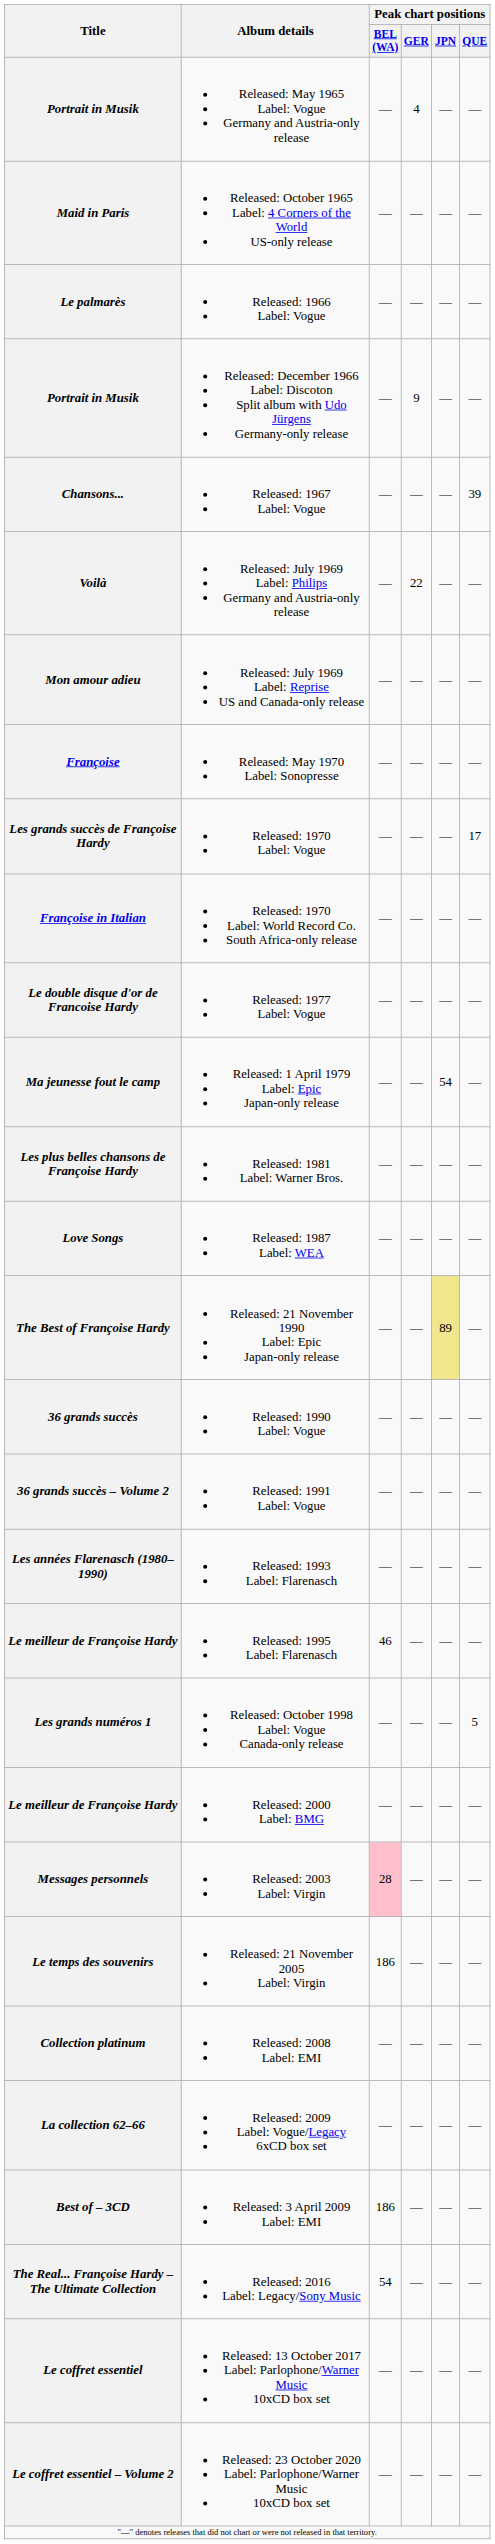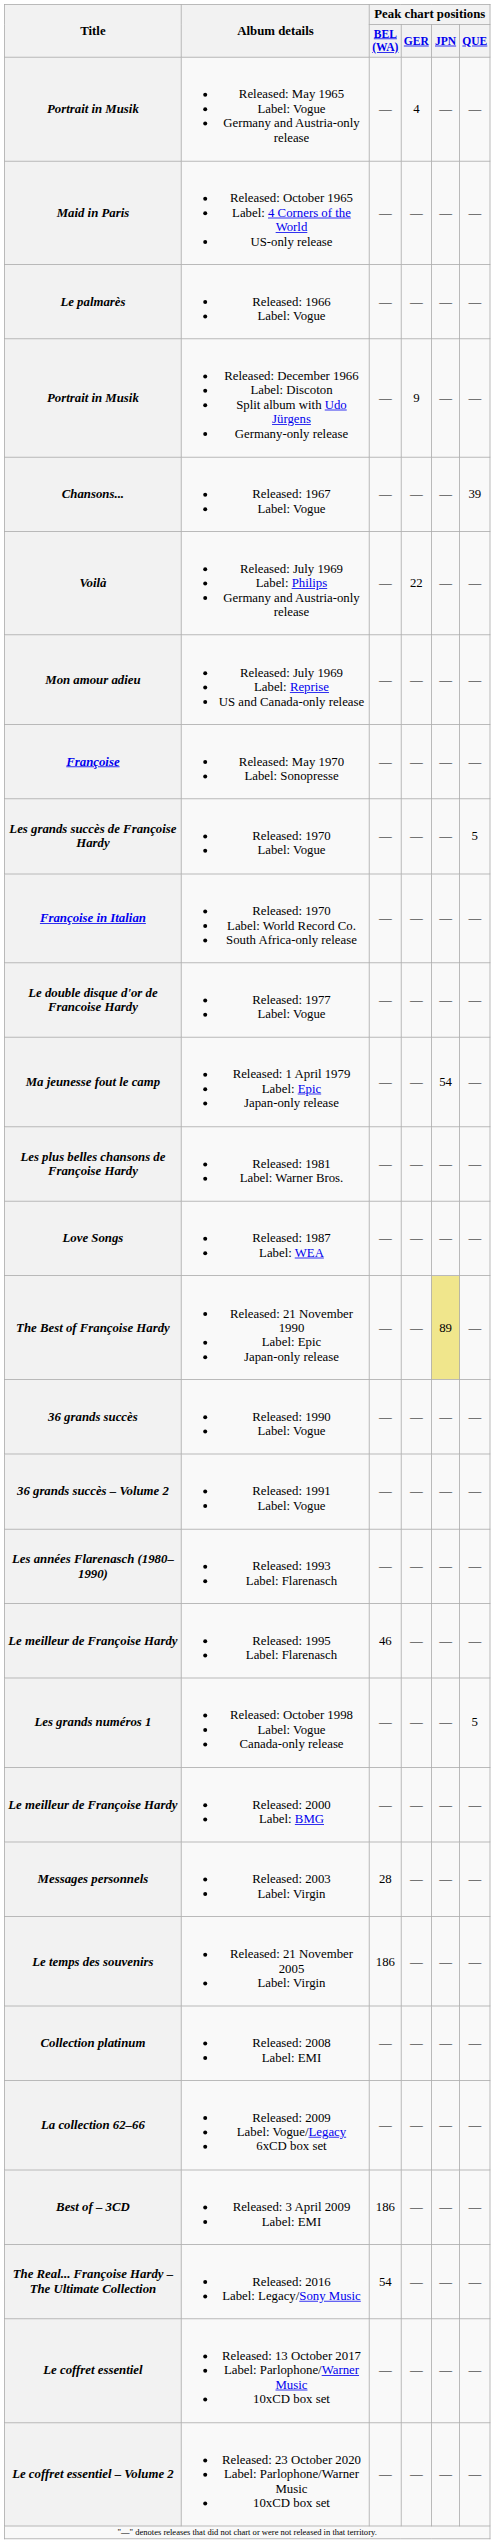(475, 836) 17 -> (475, 836) 5
(385, 1879) pink background -> (385, 1879) no background
